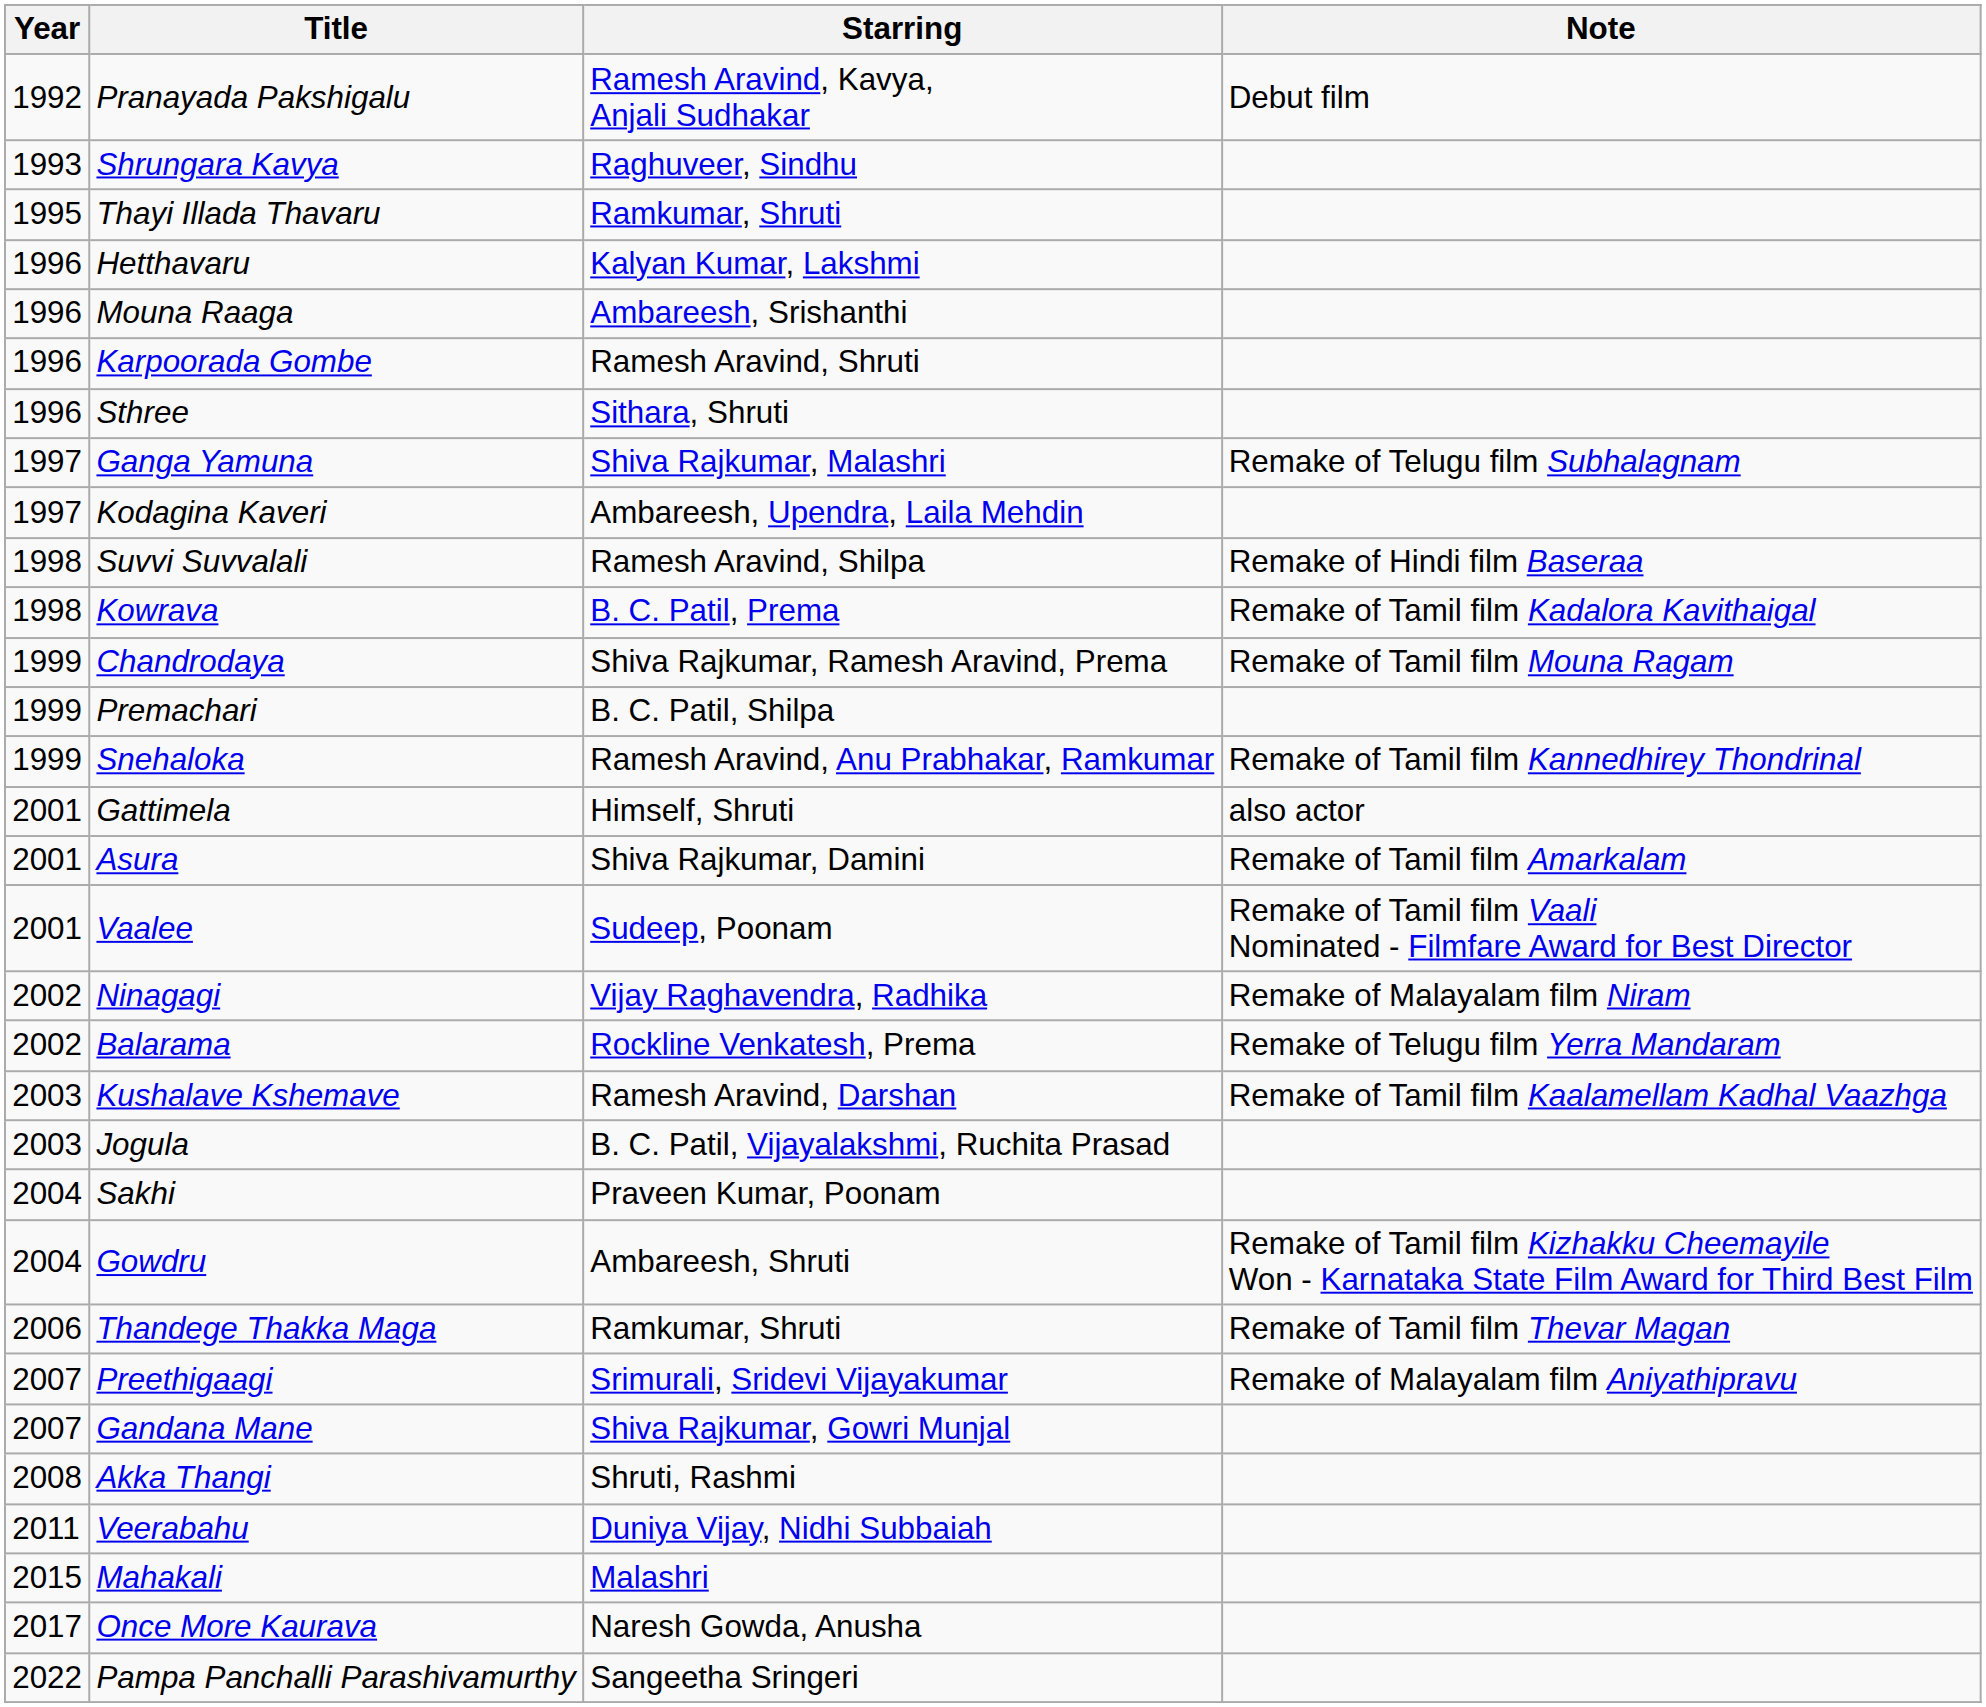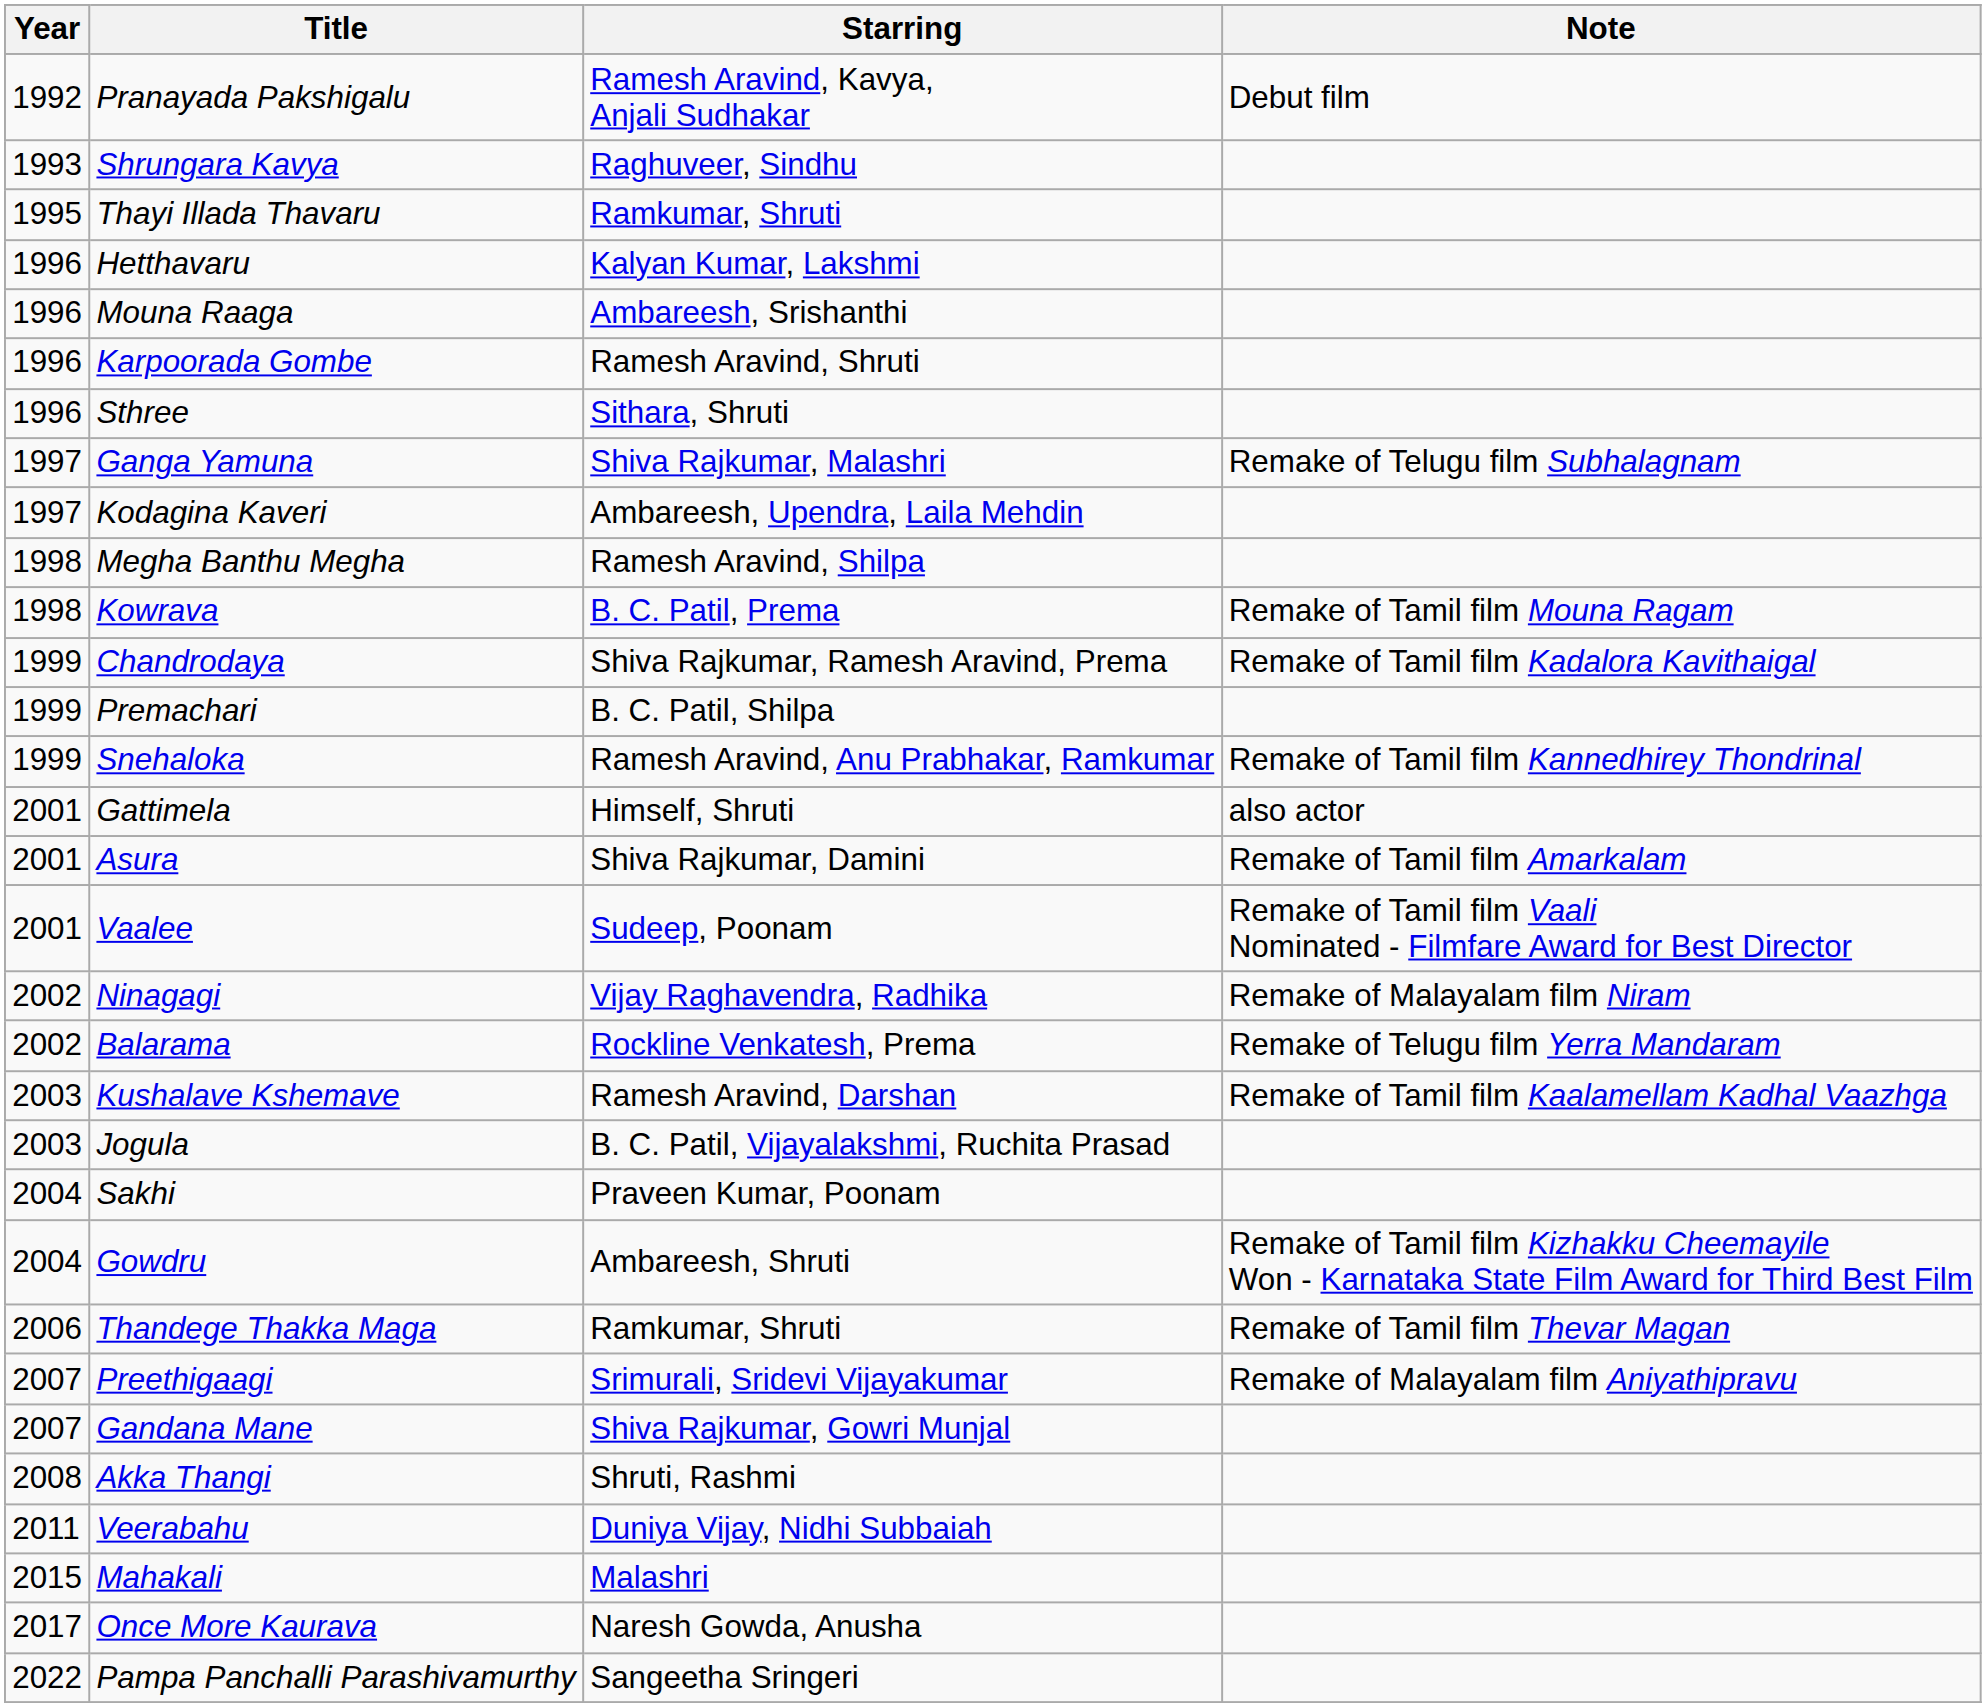+ row: (251, 561)
- row: (202, 561)
(1522, 611) Remake of Tamil film Kadalora Kavithaigal -> (1481, 611) Remake of Tamil film Mouna Ragam
(1481, 661) Remake of Tamil film Mouna Ragam -> (1522, 661) Remake of Tamil film Kadalora Kavithaigal
